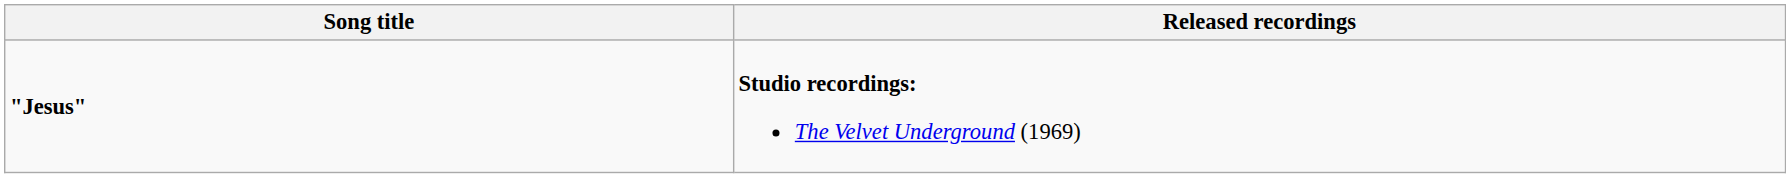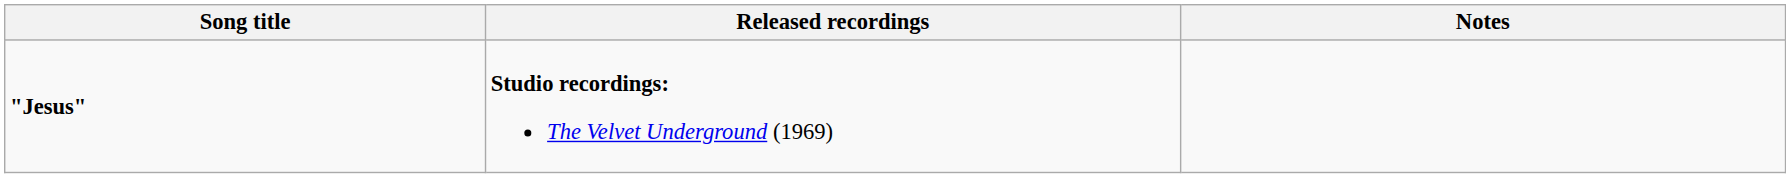+ column: (1483, 22)
